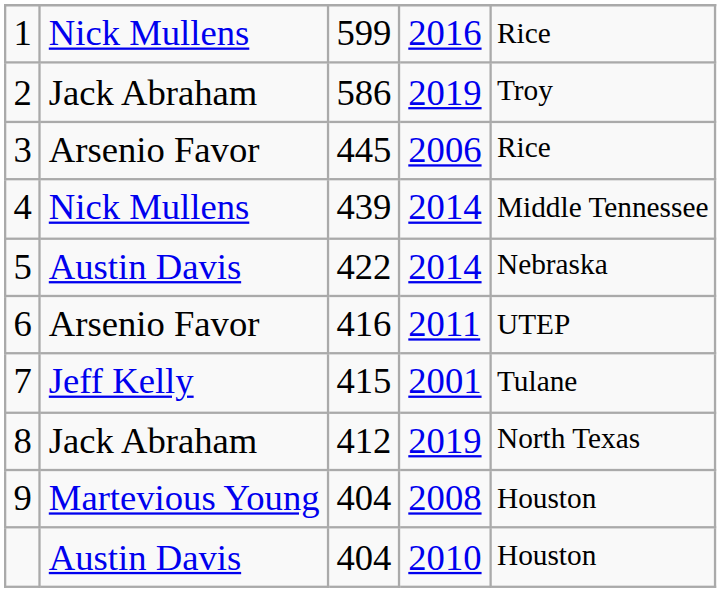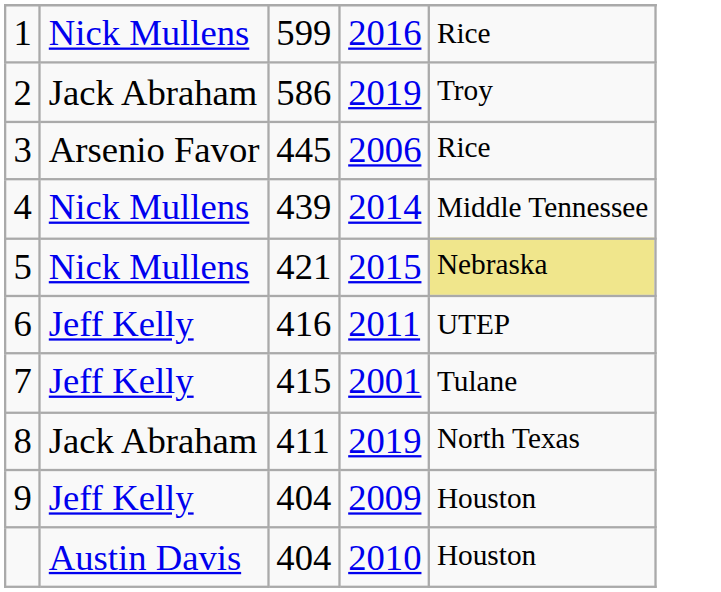(145, 265) Austin Davis -> (149, 265) Nick Mullens
(364, 265) 422 -> (304, 265) 421
(445, 265) 2014 -> (385, 265) 2015
(552, 265) no background -> (492, 265) khaki background
(154, 324) Arsenio Favor -> (121, 324) Jeff Kelly
(364, 440) 412 -> (303, 440) 411
(184, 498) Martevious Young -> (121, 498) Jeff Kelly
(445, 498) 2008 -> (385, 498) 2009
